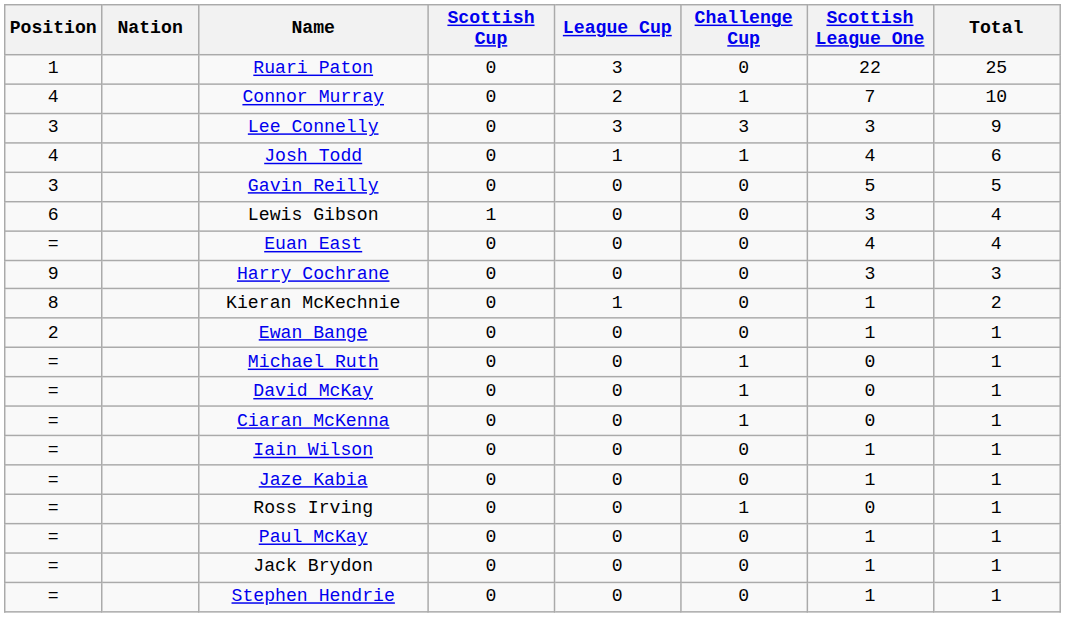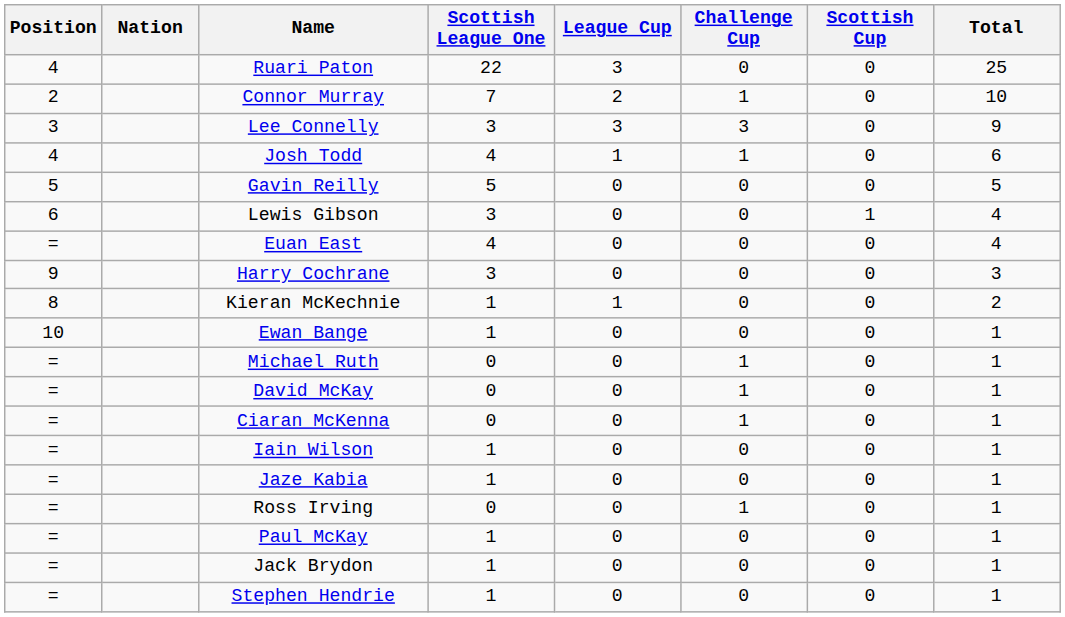columns swapped: (870, 30) <-> (491, 30)
(53, 70) 1 -> (53, 70) 4
(53, 99) 4 -> (53, 99) 2
(53, 187) 3 -> (53, 187) 5
(53, 333) 2 -> (53, 333) 10
